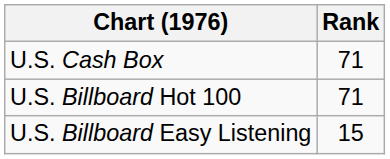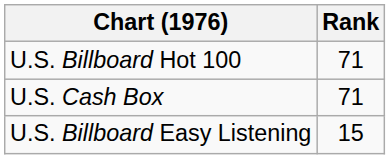rows swapped: (126, 97) <-> (87, 60)
